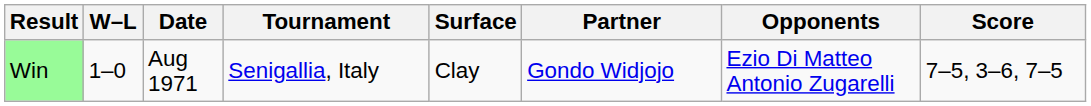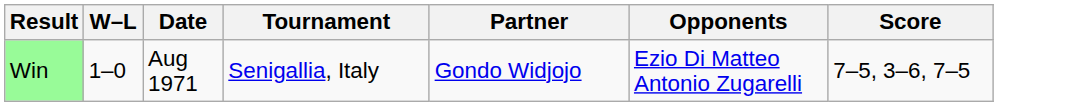- column: (476, 22)
